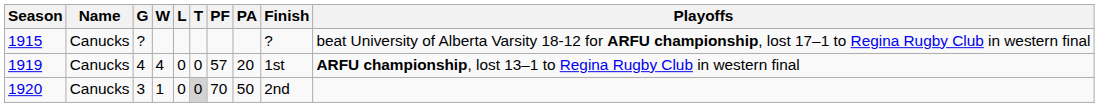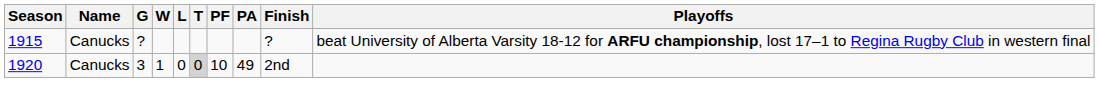- row: (25, 65)
(219, 89) 70 -> (219, 65) 10
(245, 89) 50 -> (245, 65) 49
